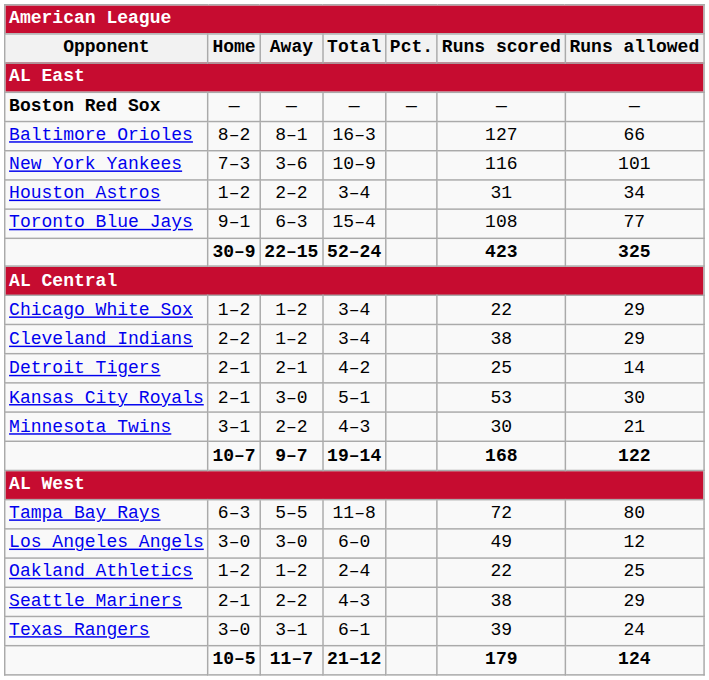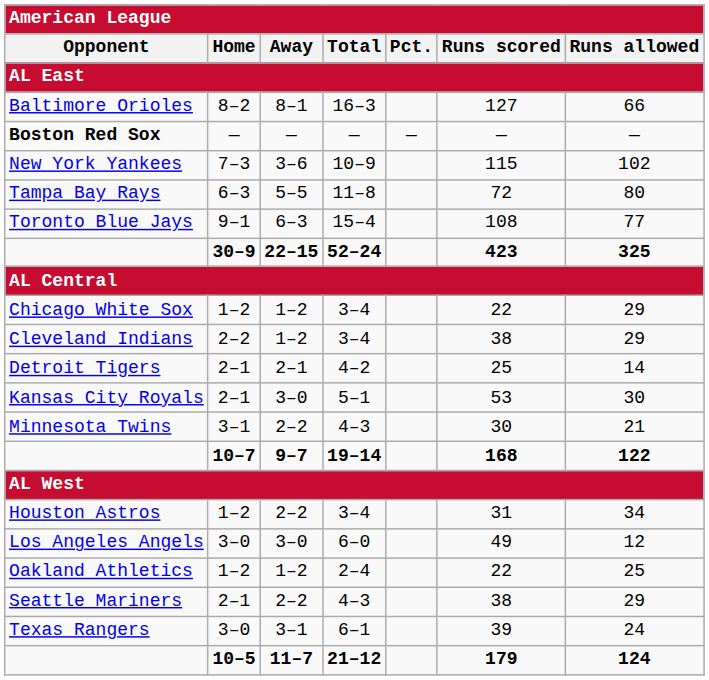rows swapped: (101, 136) <-> (85, 107)
(501, 165) 116 -> (501, 165) 115
(634, 165) 101 -> (634, 165) 102
rows swapped: (85, 514) <-> (85, 194)
